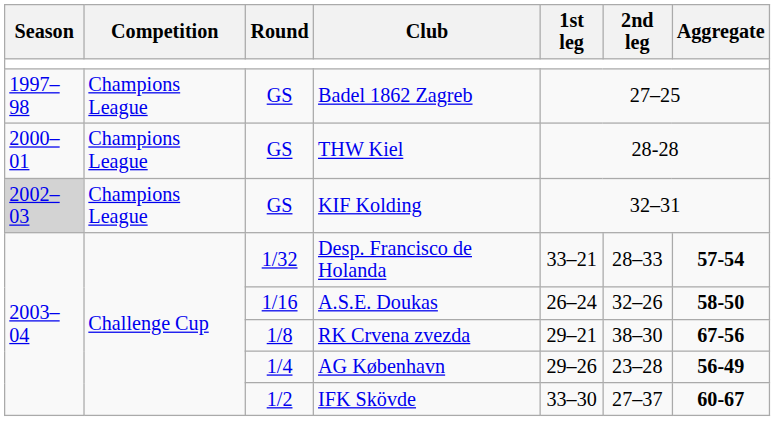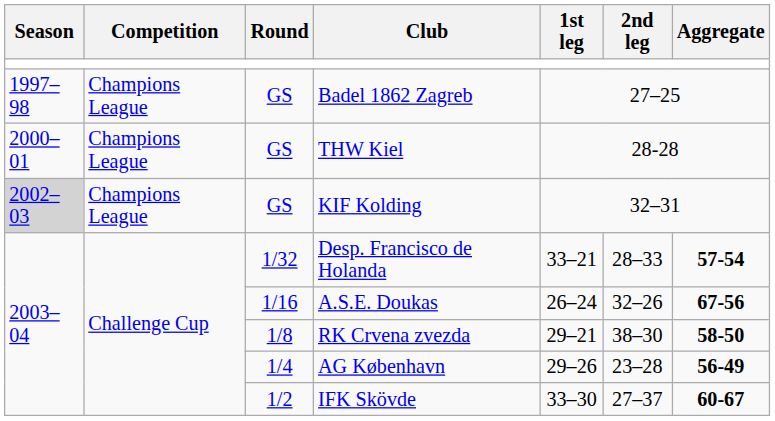(721, 303) 58-50 -> (721, 303) 67-56
(721, 335) 67-56 -> (721, 335) 58-50
